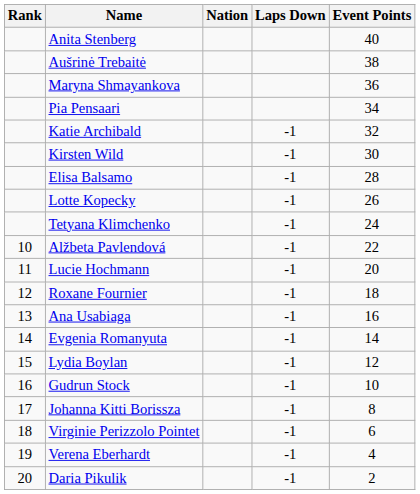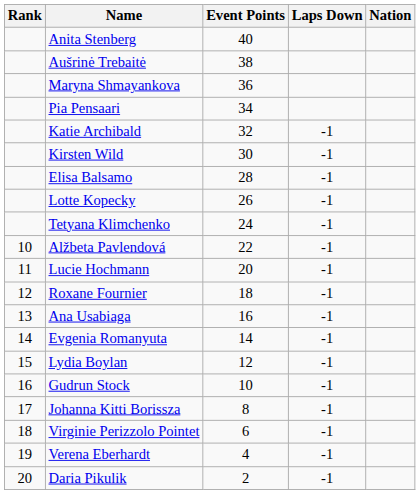columns swapped: (227, 16) <-> (372, 16)
